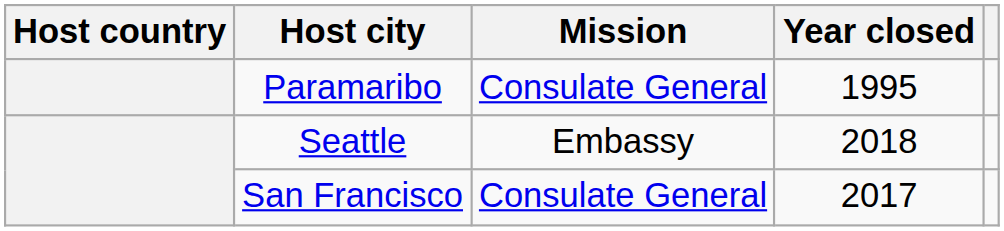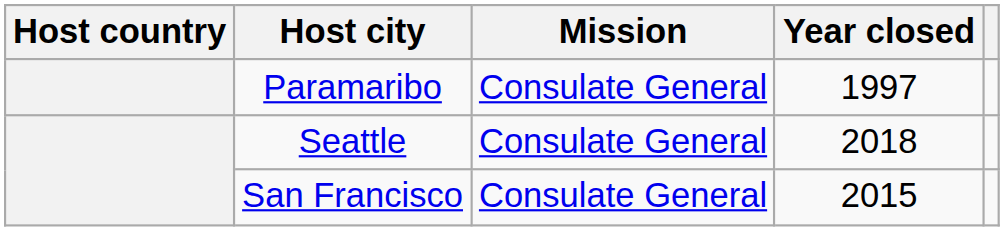(879, 86) 1995 -> (879, 86) 1997
(623, 141) Embassy -> (623, 141) Consulate General
(879, 196) 2017 -> (879, 196) 2015
